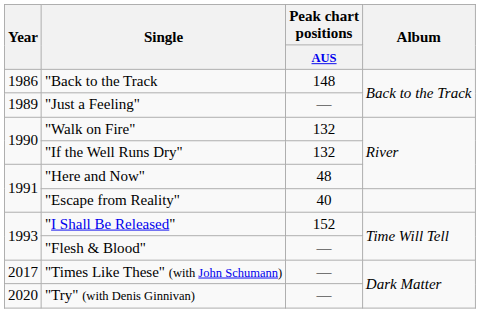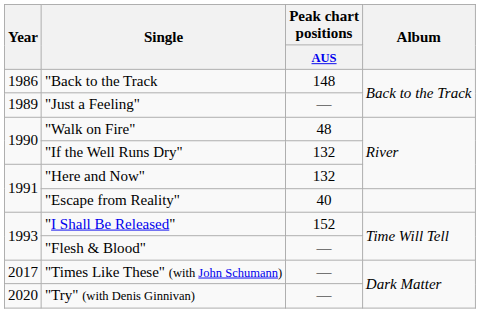(324, 128) 132 -> (324, 128) 48
(324, 176) 48 -> (324, 176) 132
